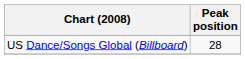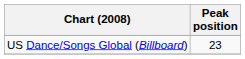(215, 44) 28 -> (215, 44) 23
